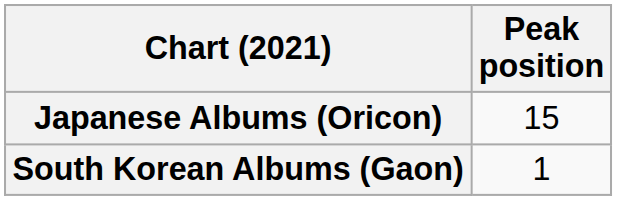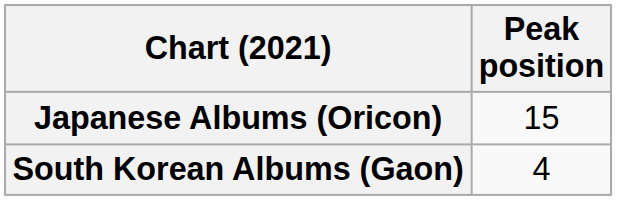(541, 169) 1 -> (541, 169) 4
